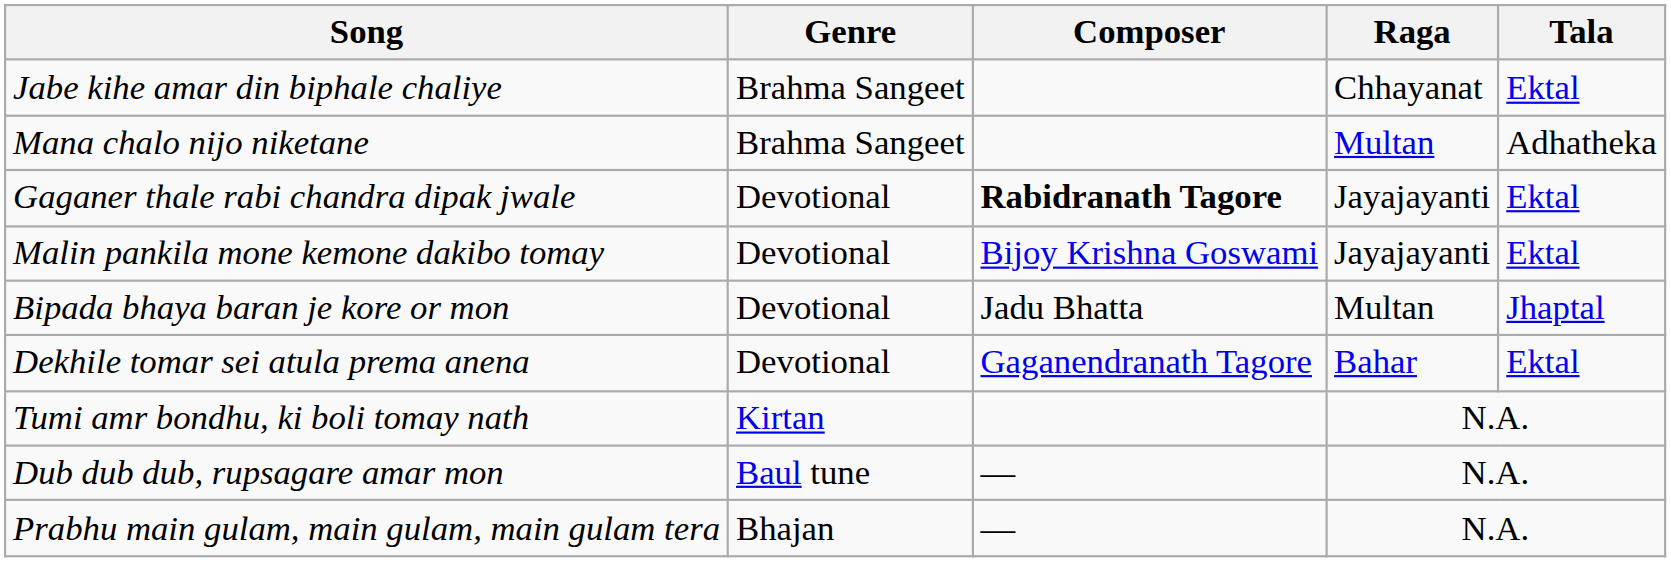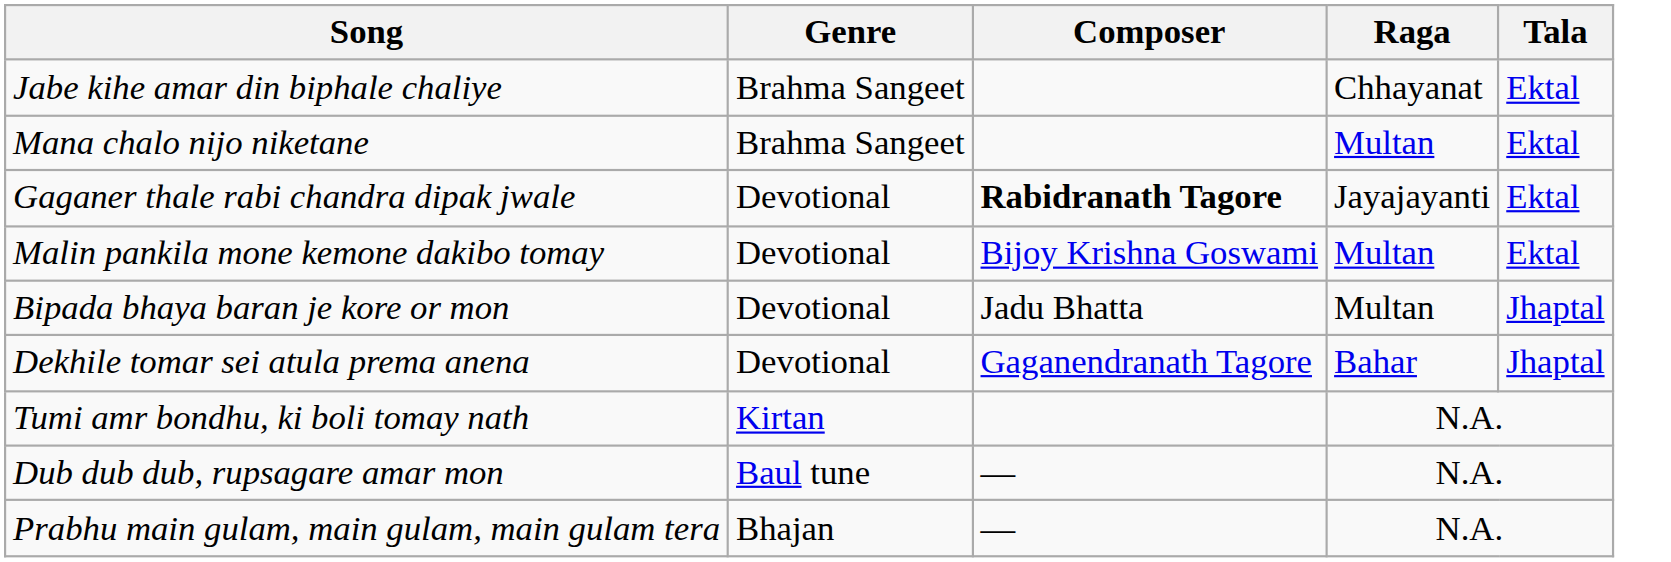(1581, 142) Adhatheka -> (1543, 142) Ektal
(1412, 252) Jayajayanti -> (1384, 252) Multan
(1543, 362) Ektal -> (1555, 362) Jhaptal
